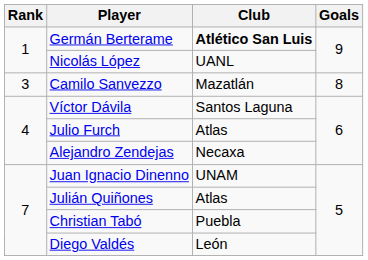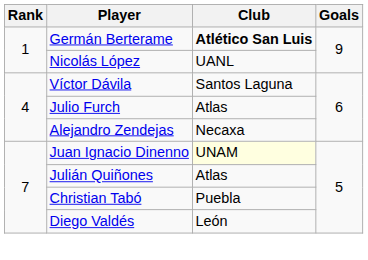- row: (106, 84)
(217, 175) no background -> (217, 152) lightyellow background
